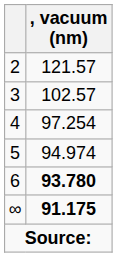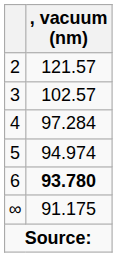(69, 124) 97.254 -> (69, 124) 97.284
(69, 209) bold -> (69, 209) normal
